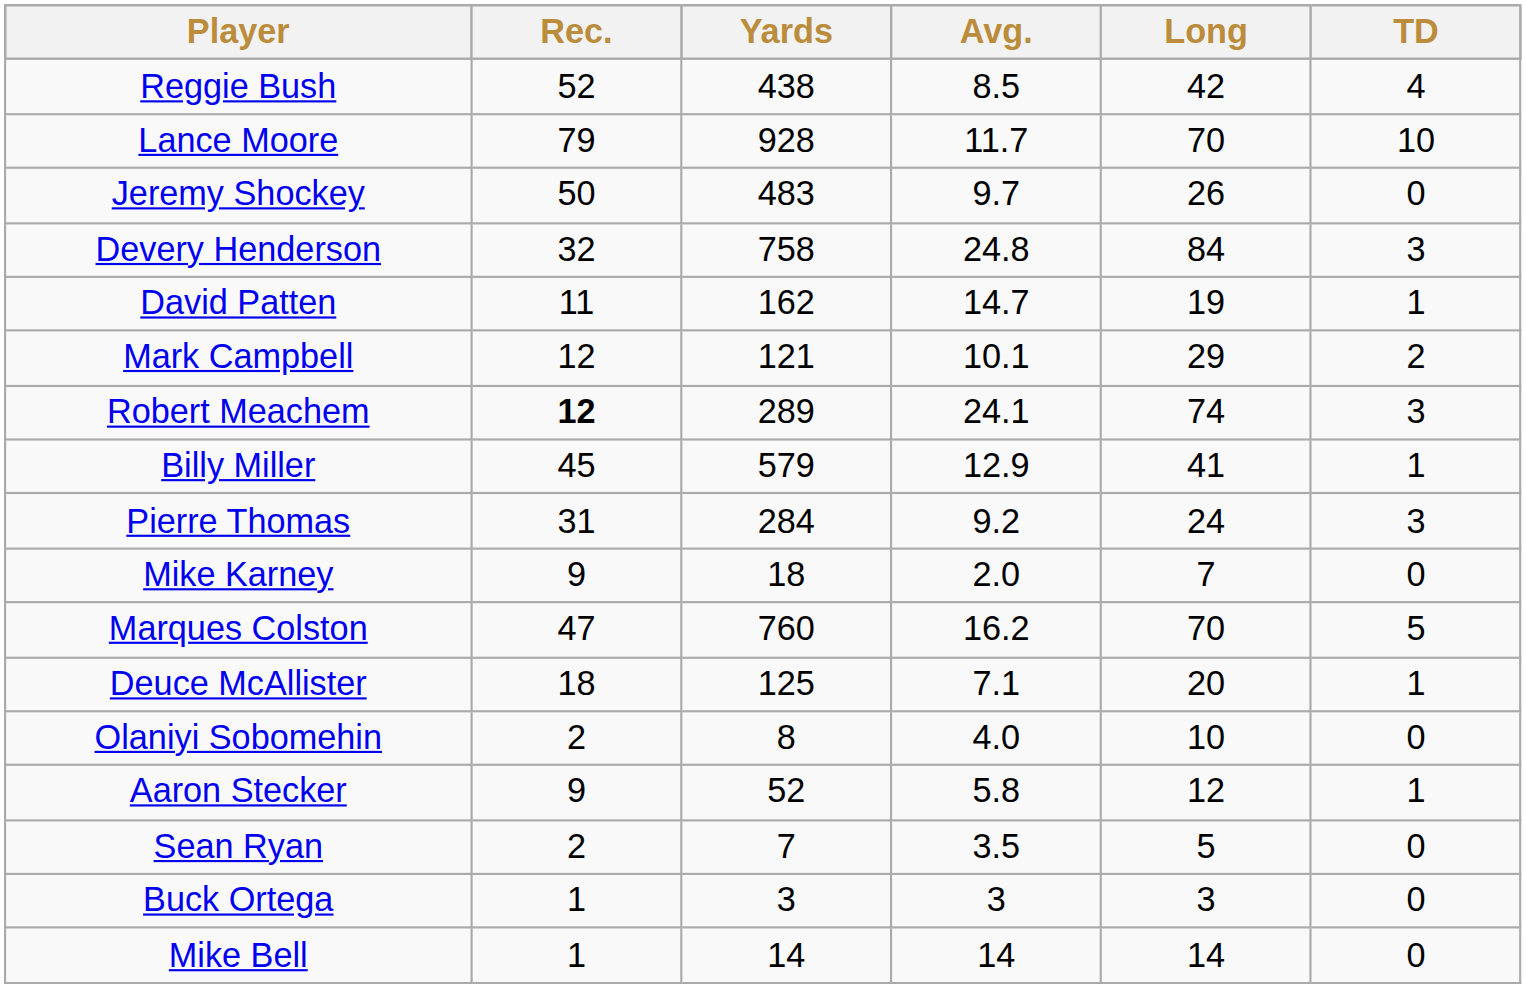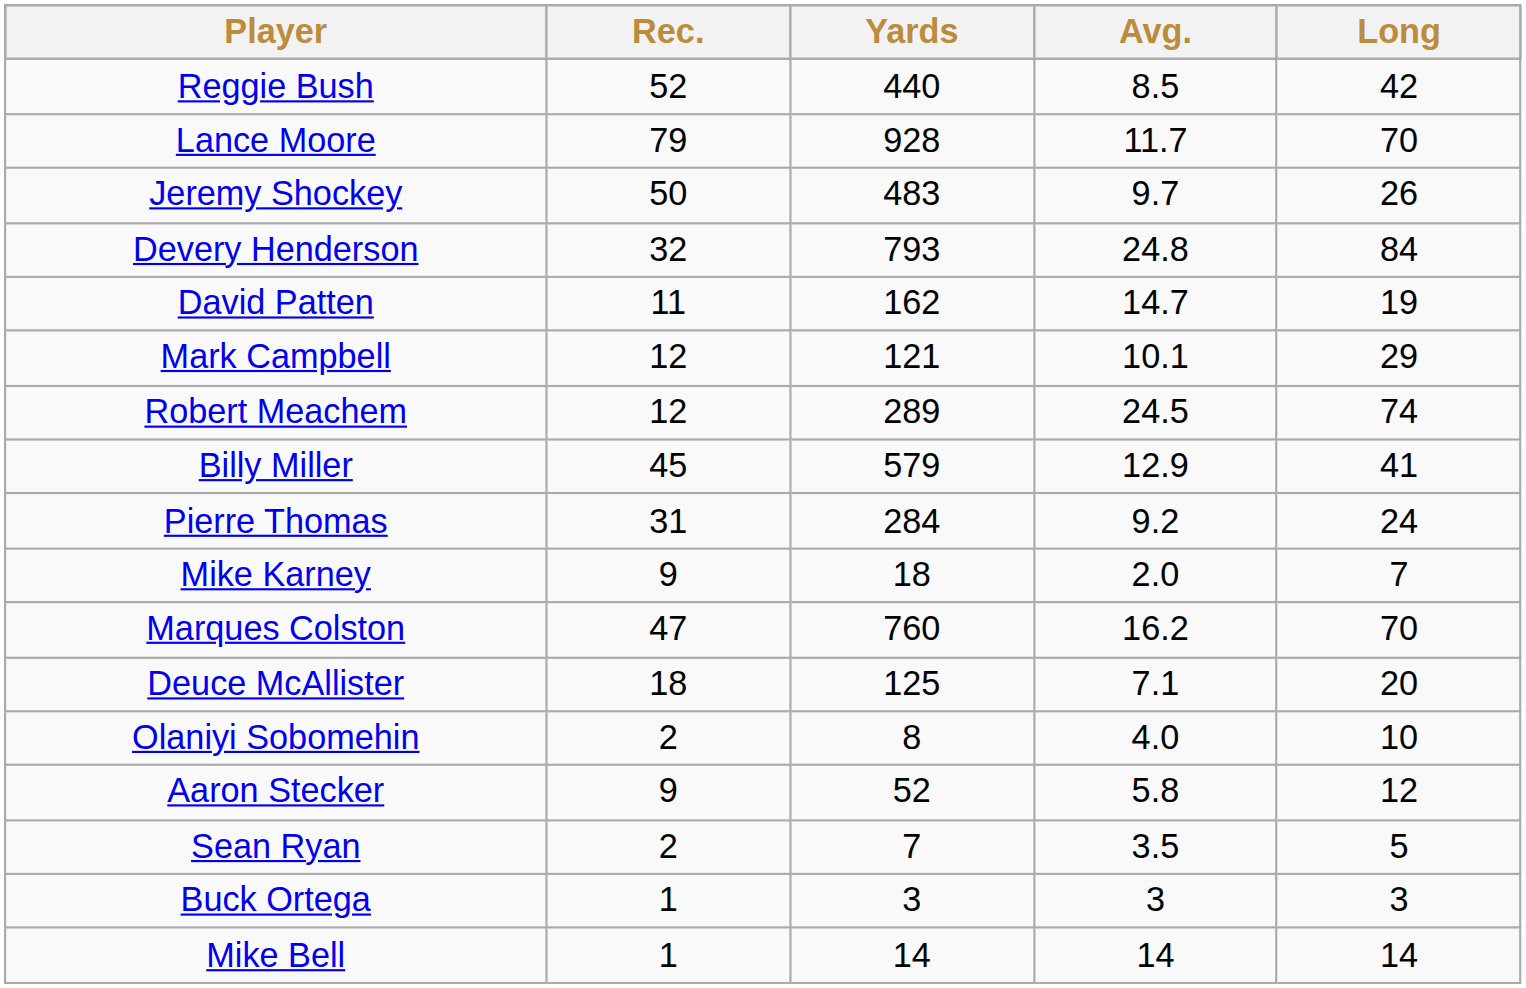- column: (1416, 31)
(786, 85) 438 -> (912, 85) 440
(786, 248) 758 -> (912, 248) 793
(576, 411) bold -> (668, 411) normal
(996, 411) 24.1 -> (1155, 411) 24.5
